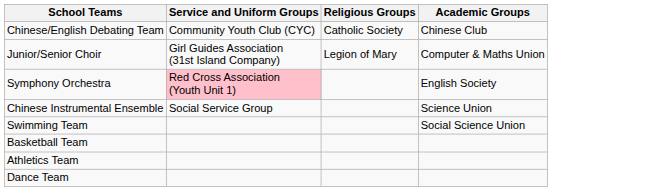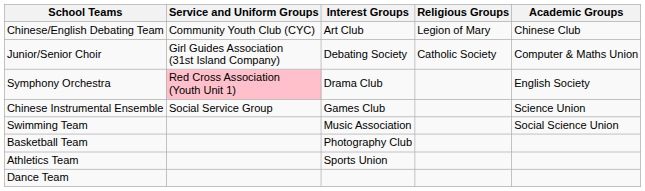+ column: (368, 13)
(363, 30) Catholic Society -> (454, 30) Legion of Mary
(360, 54) Legion of Mary -> (457, 54) Catholic Society
